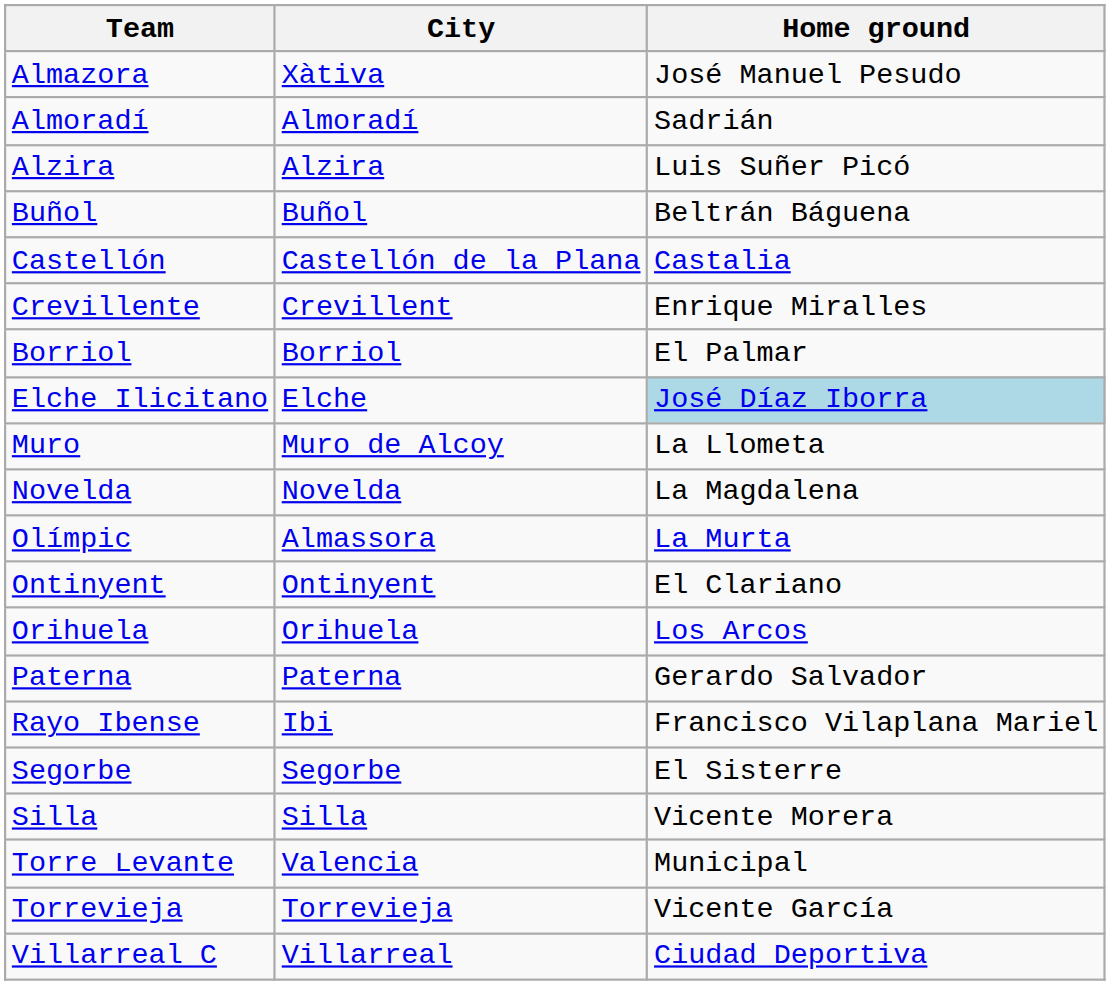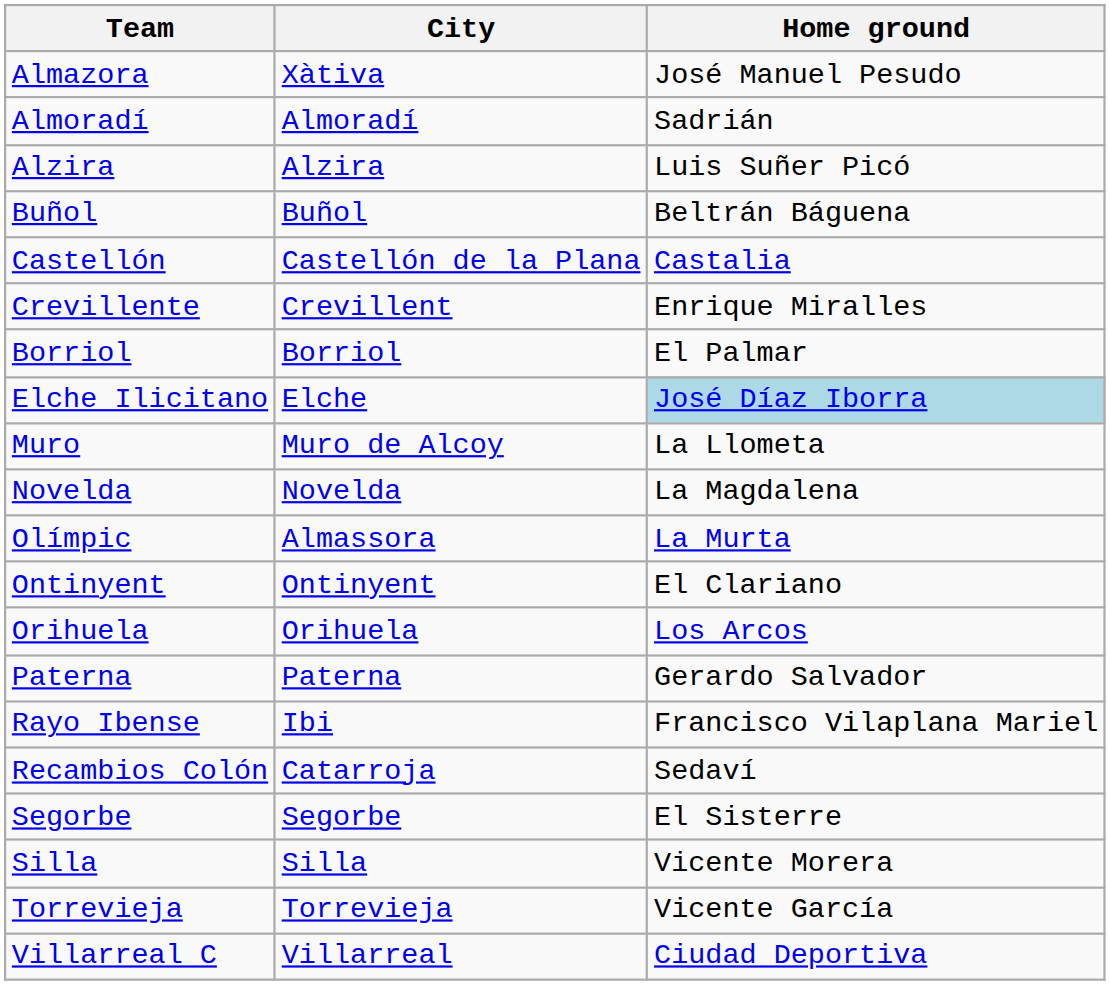+ row: (140, 771)
- row: (123, 864)
